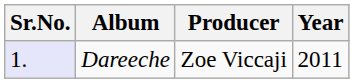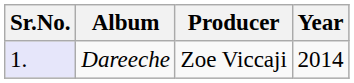(320, 59) 2011 -> (321, 59) 2014
